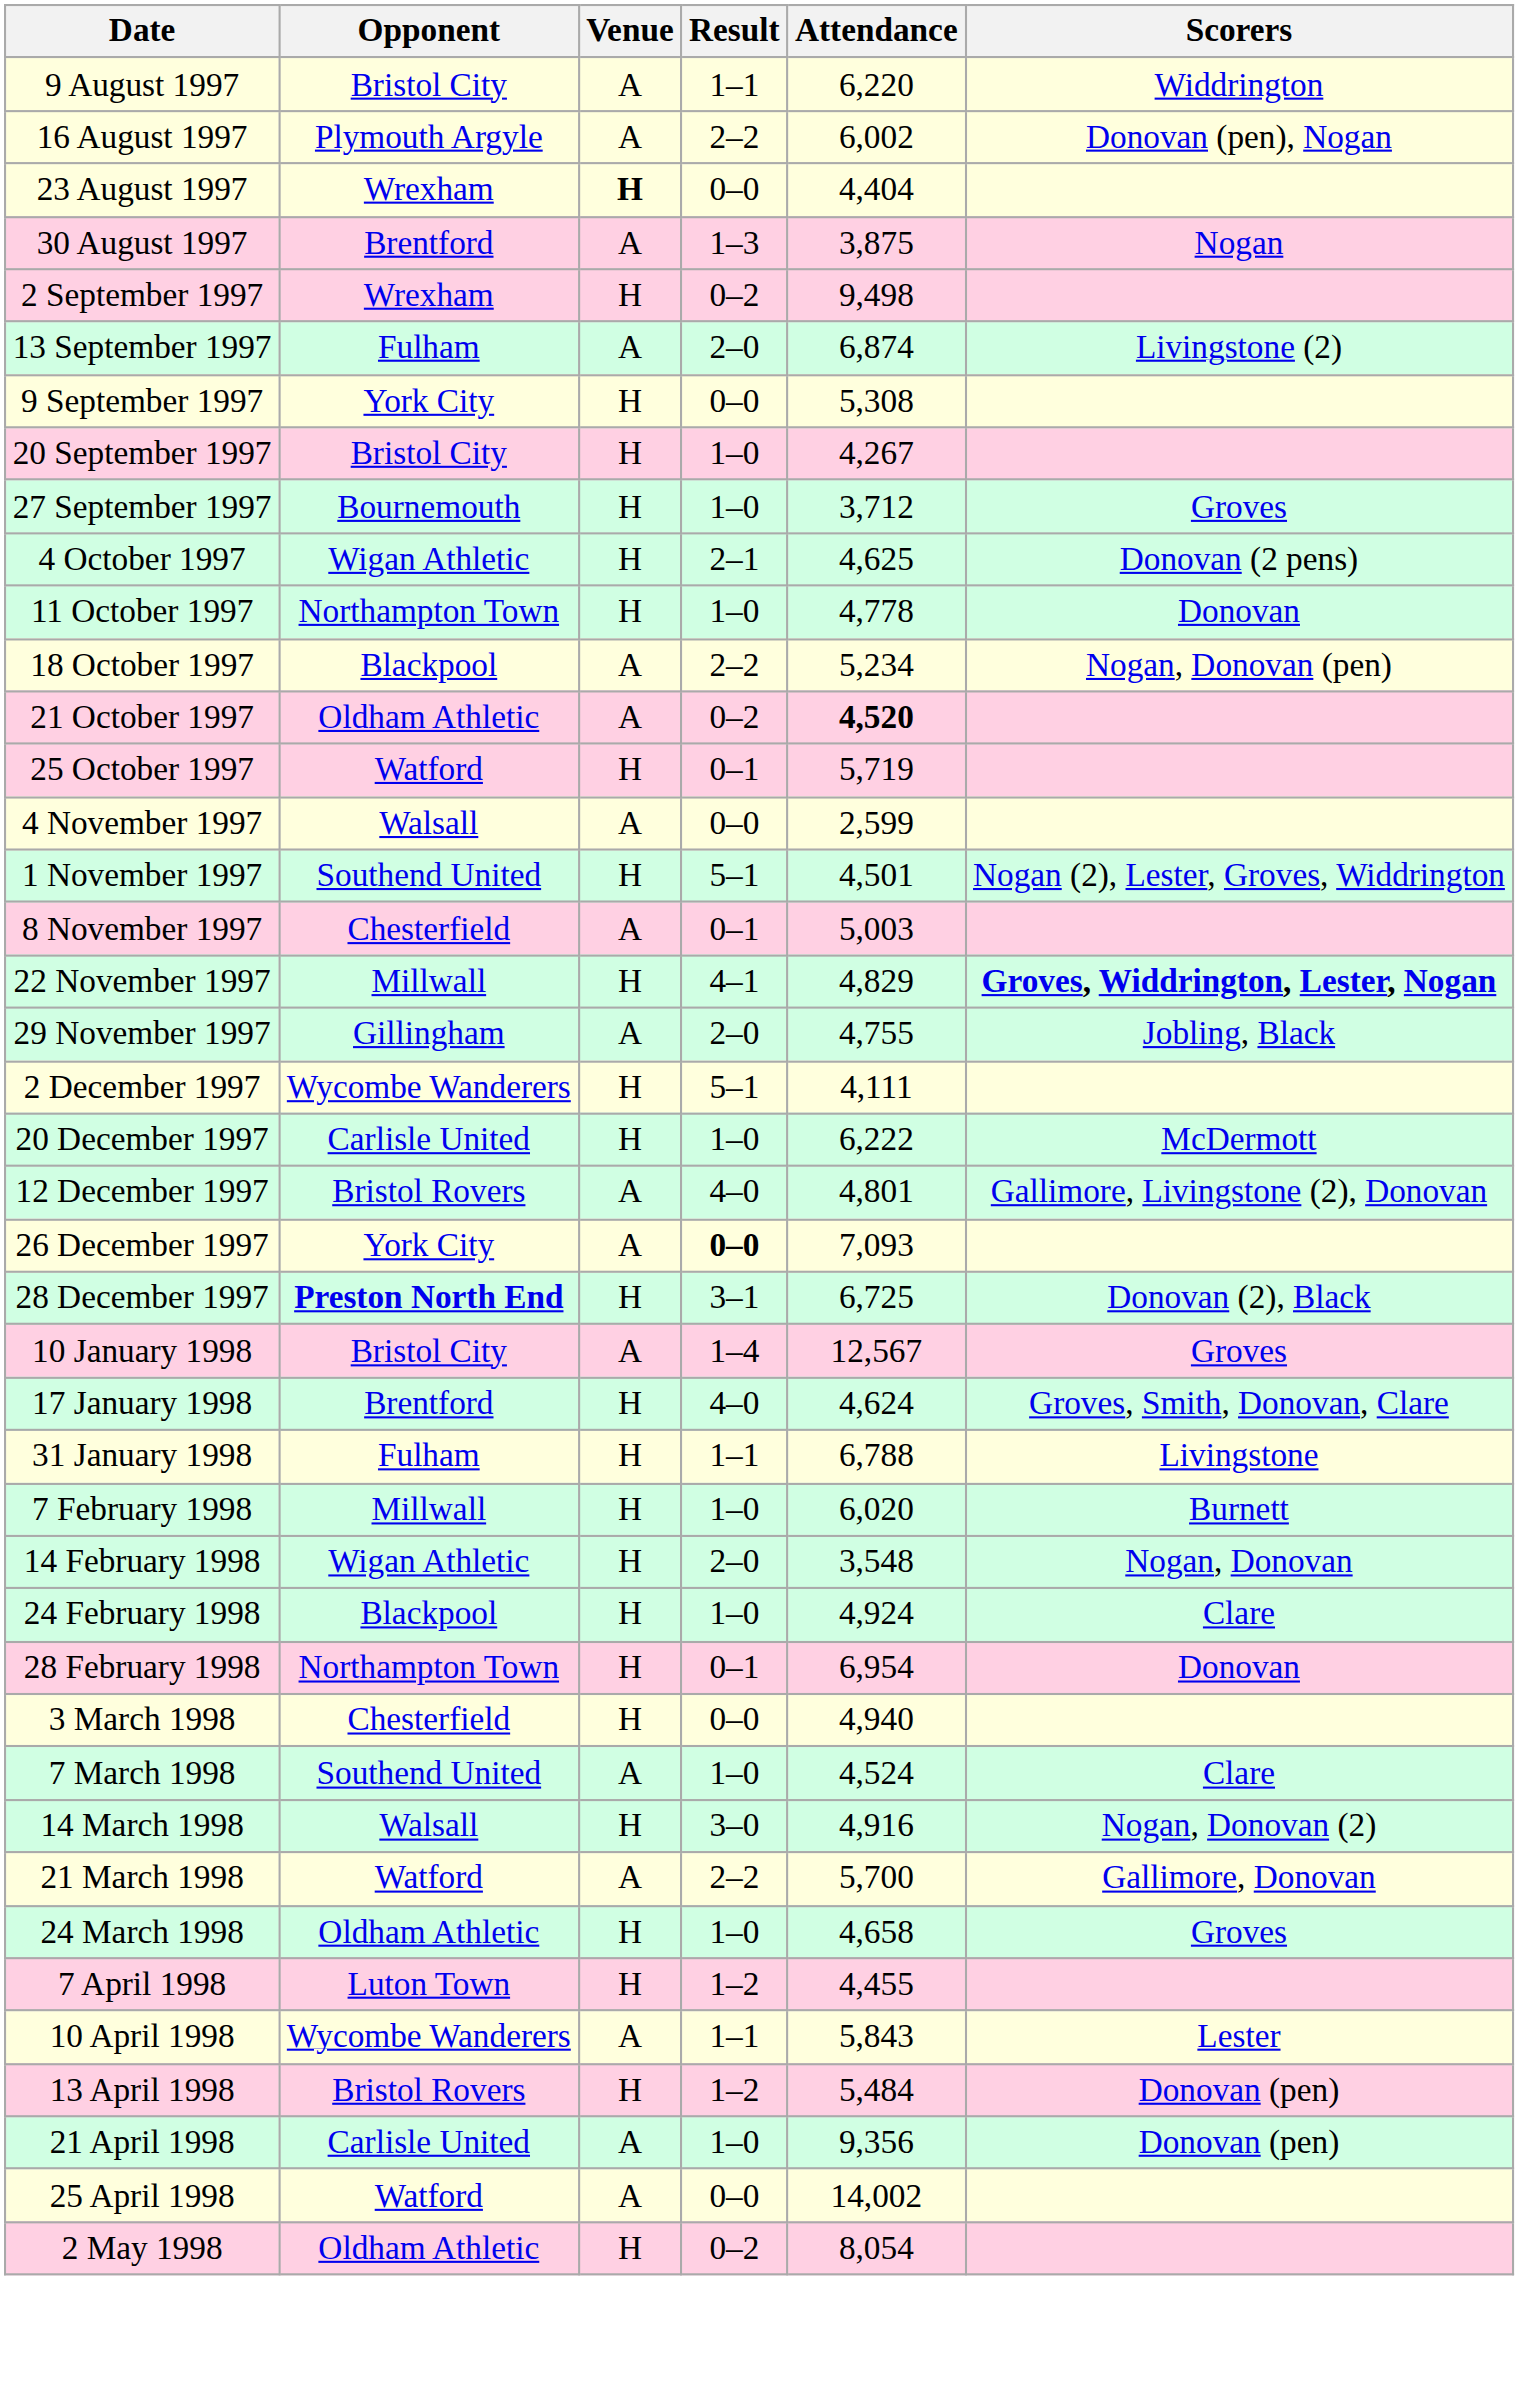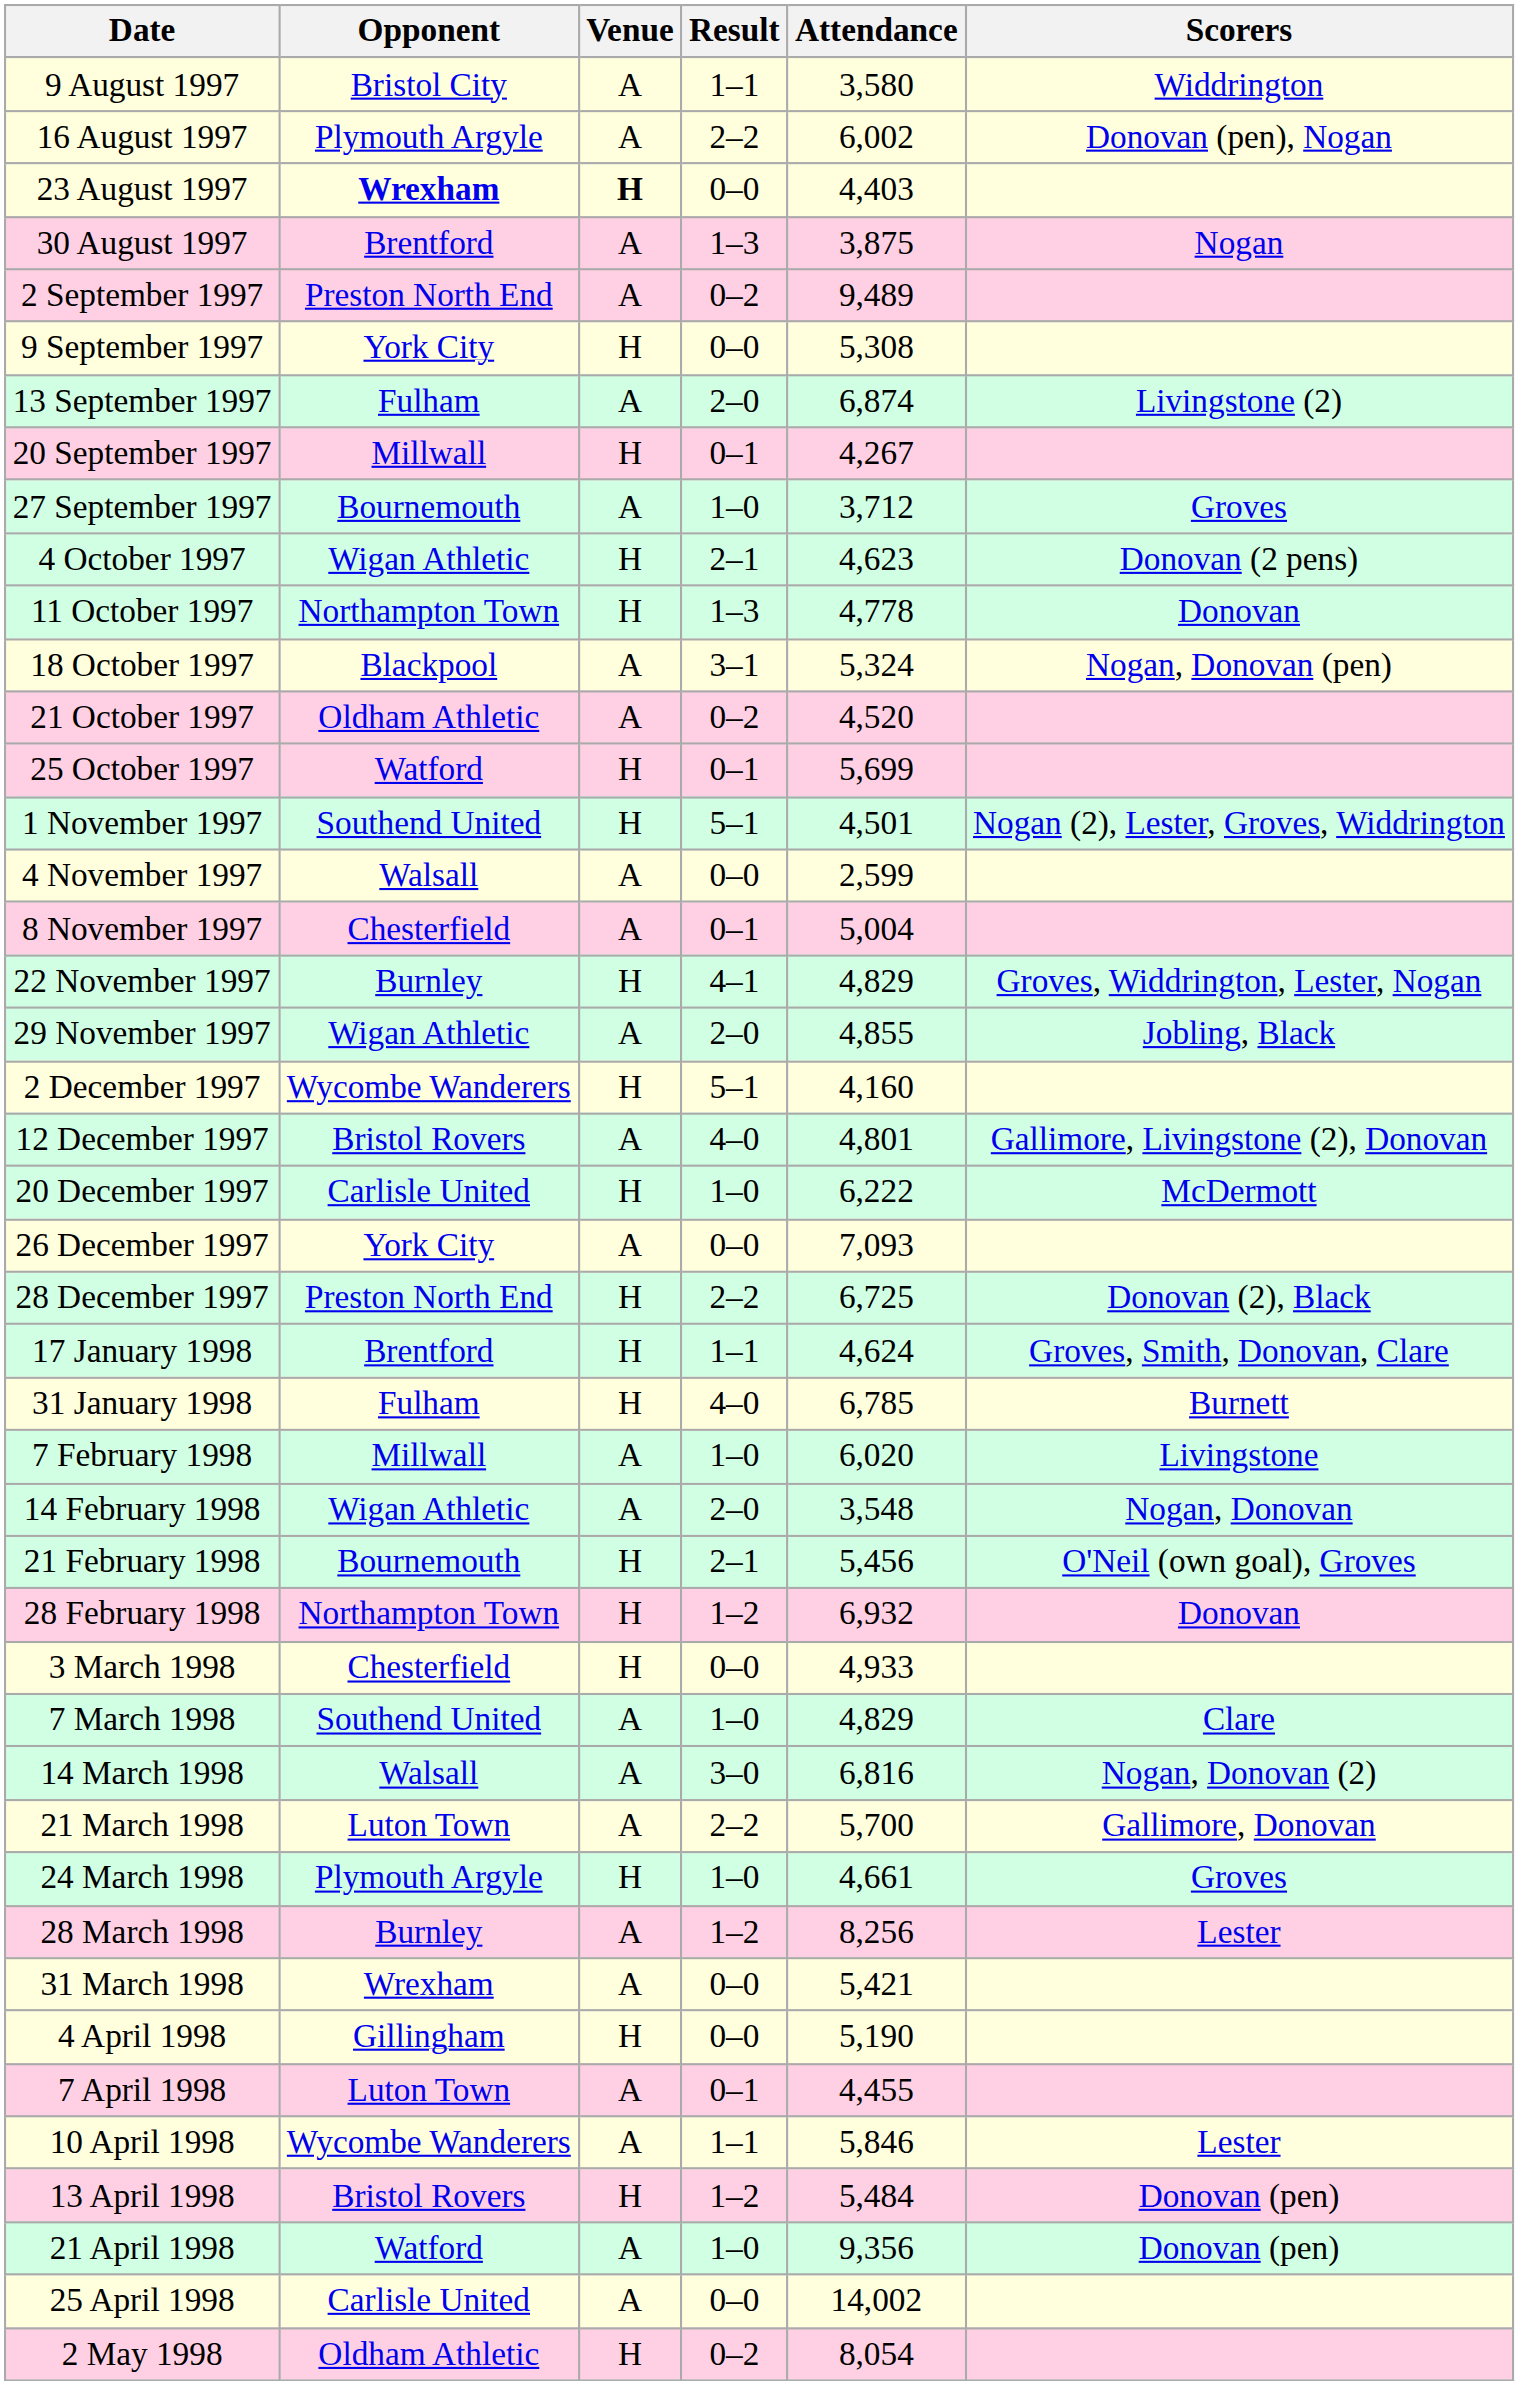(876, 83) 6,220 -> (876, 83) 3,580
(429, 189) normal -> (429, 189) bold
(876, 189) 4,404 -> (876, 189) 4,403
(429, 294) Wrexham -> (429, 294) Preston North End
(630, 294) H -> (630, 294) A
(876, 294) 9,498 -> (876, 294) 9,489
rows swapped: (142, 400) <-> (142, 347)
(429, 453) Bristol City -> (429, 453) Millwall
(734, 453) 1–0 -> (734, 453) 0–1
(630, 505) H -> (630, 505) A
(876, 558) 4,625 -> (876, 558) 4,623
(734, 611) 1–0 -> (734, 611) 1–3
(734, 664) 2–2 -> (734, 664) 3–1
(876, 664) 5,234 -> (876, 664) 5,324
(876, 717) bold -> (876, 717) normal
(876, 769) 5,719 -> (876, 769) 5,699
rows swapped: (142, 875) <-> (142, 822)
(876, 928) 5,003 -> (876, 928) 5,004
(429, 980) Millwall -> (429, 980) Burnley
(1239, 980) bold -> (1239, 980) normal
(429, 1033) Gillingham -> (429, 1033) Wigan Athletic
(876, 1033) 4,755 -> (876, 1033) 4,855
(876, 1086) 4,111 -> (876, 1086) 4,160
rows swapped: (142, 1192) <-> (142, 1139)
(734, 1244) bold -> (734, 1244) normal
(429, 1297) bold -> (429, 1297) normal
(734, 1297) 3–1 -> (734, 1297) 2–2
- row: (142, 1350)
(734, 1403) 4–0 -> (734, 1350) 1–1
(734, 1455) 1–1 -> (734, 1403) 4–0
(876, 1455) 6,788 -> (876, 1403) 6,785
(1239, 1455) Livingstone -> (1239, 1403) Burnett
(630, 1508) H -> (630, 1455) A
(1239, 1508) Burnett -> (1239, 1455) Livingstone
(630, 1561) H -> (630, 1508) A
+ row: (142, 1561)
- row: (142, 1614)
(734, 1667) 0–1 -> (734, 1614) 1–2
(876, 1667) 6,954 -> (876, 1614) 6,932
(876, 1719) 4,940 -> (876, 1667) 4,933
(876, 1772) 4,524 -> (876, 1719) 4,829
(630, 1825) H -> (630, 1772) A
(876, 1825) 4,916 -> (876, 1772) 6,816
(429, 1878) Watford -> (429, 1825) Luton Town
(429, 1930) Oldham Athletic -> (429, 1878) Plymouth Argyle
(876, 1930) 4,658 -> (876, 1878) 4,661
+ row: (142, 1930)
+ row: (142, 1983)
+ row: (142, 2036)
(630, 1983) H -> (630, 2089) A
(734, 1983) 1–2 -> (734, 2089) 0–1
(876, 2036) 5,843 -> (876, 2142) 5,846
(429, 2142) Carlisle United -> (429, 2247) Watford
(429, 2194) Watford -> (429, 2300) Carlisle United
